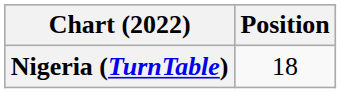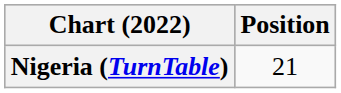(285, 66) 18 -> (285, 66) 21
